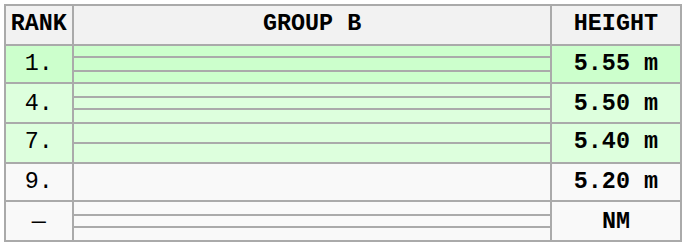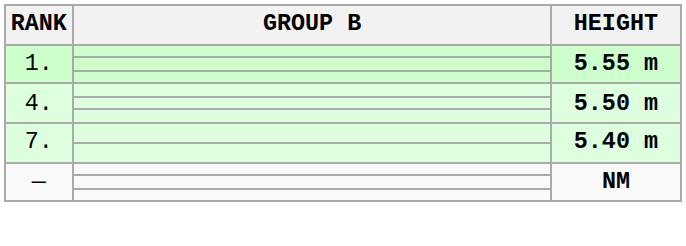- row: (39, 182)
